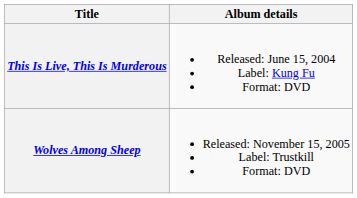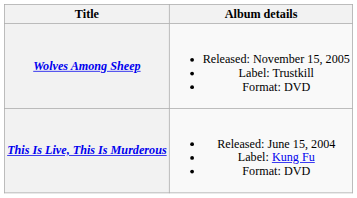rows swapped: (87, 66) <-> (87, 150)
